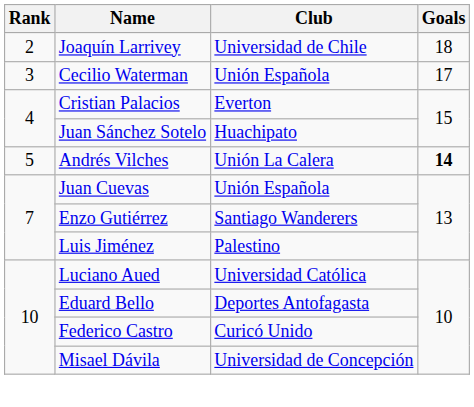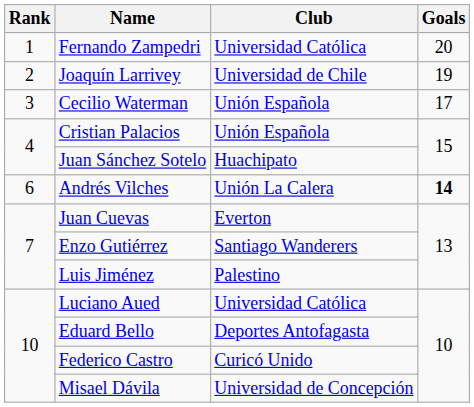+ row: (130, 47)
(444, 47) 18 -> (444, 75) 19
(243, 103) Everton -> (272, 132) Unión Española
(30, 160) 5 -> (30, 189) 6
(272, 189) Unión Española -> (243, 217) Everton
